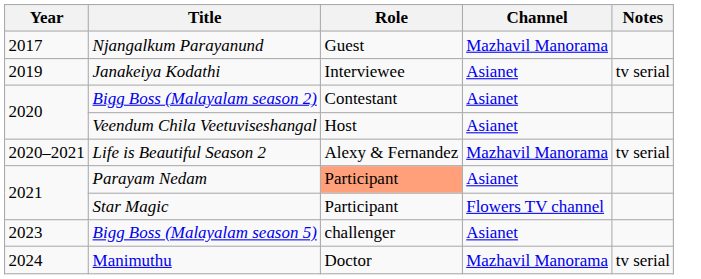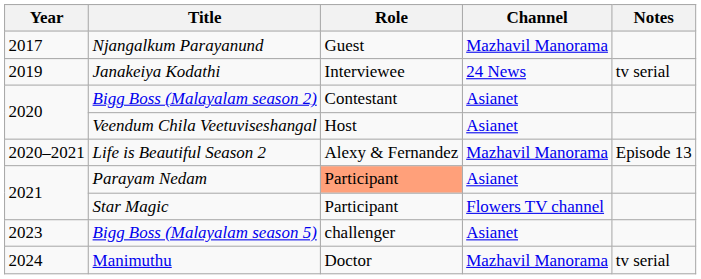(492, 71) Asianet -> (496, 71) 24 News
(643, 152) tv serial -> (654, 152) Episode 13
